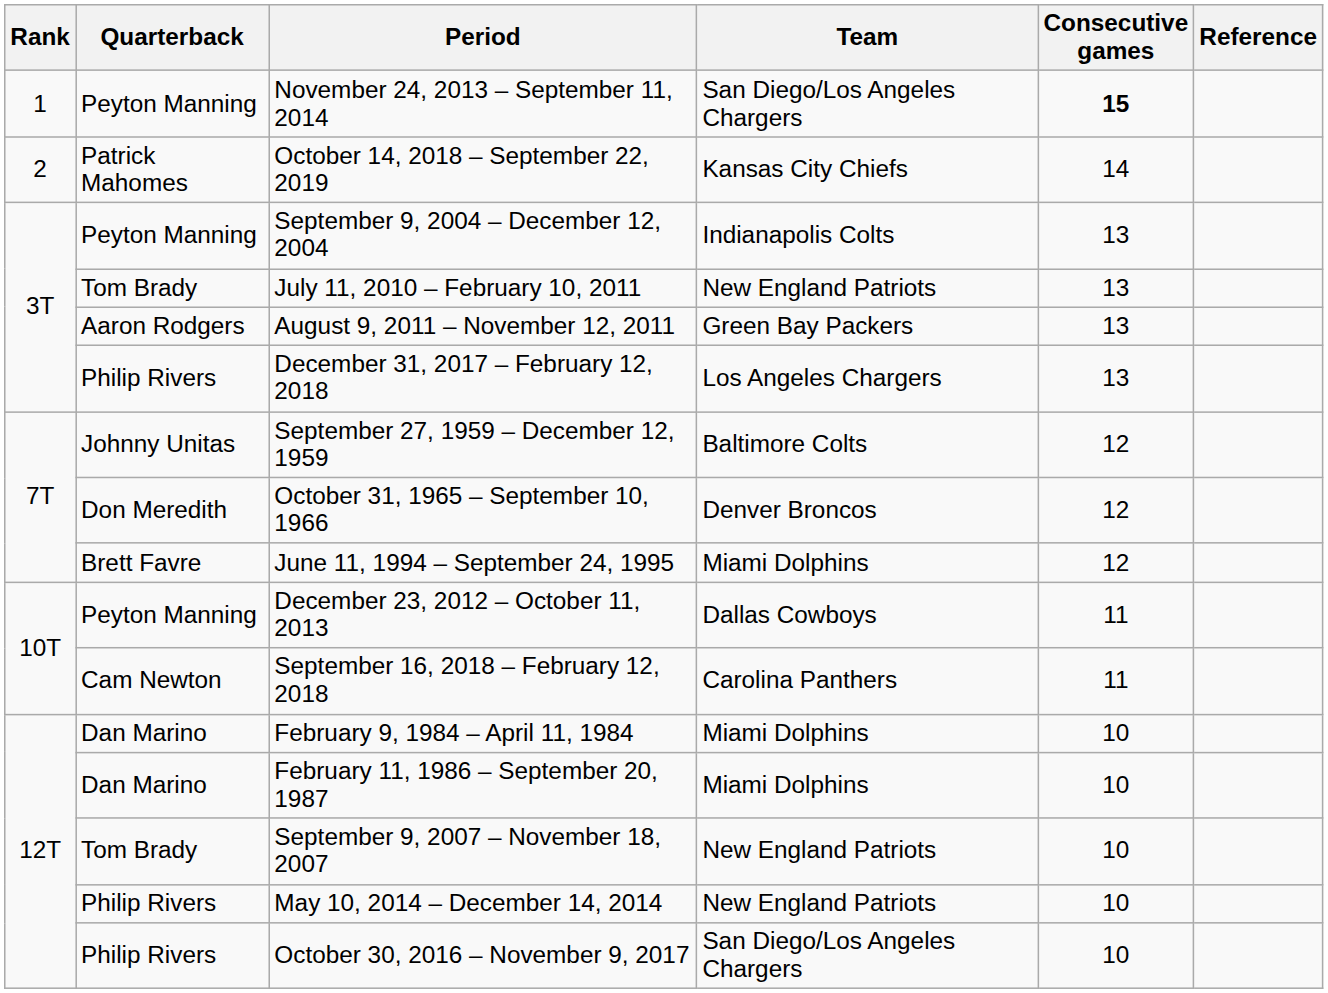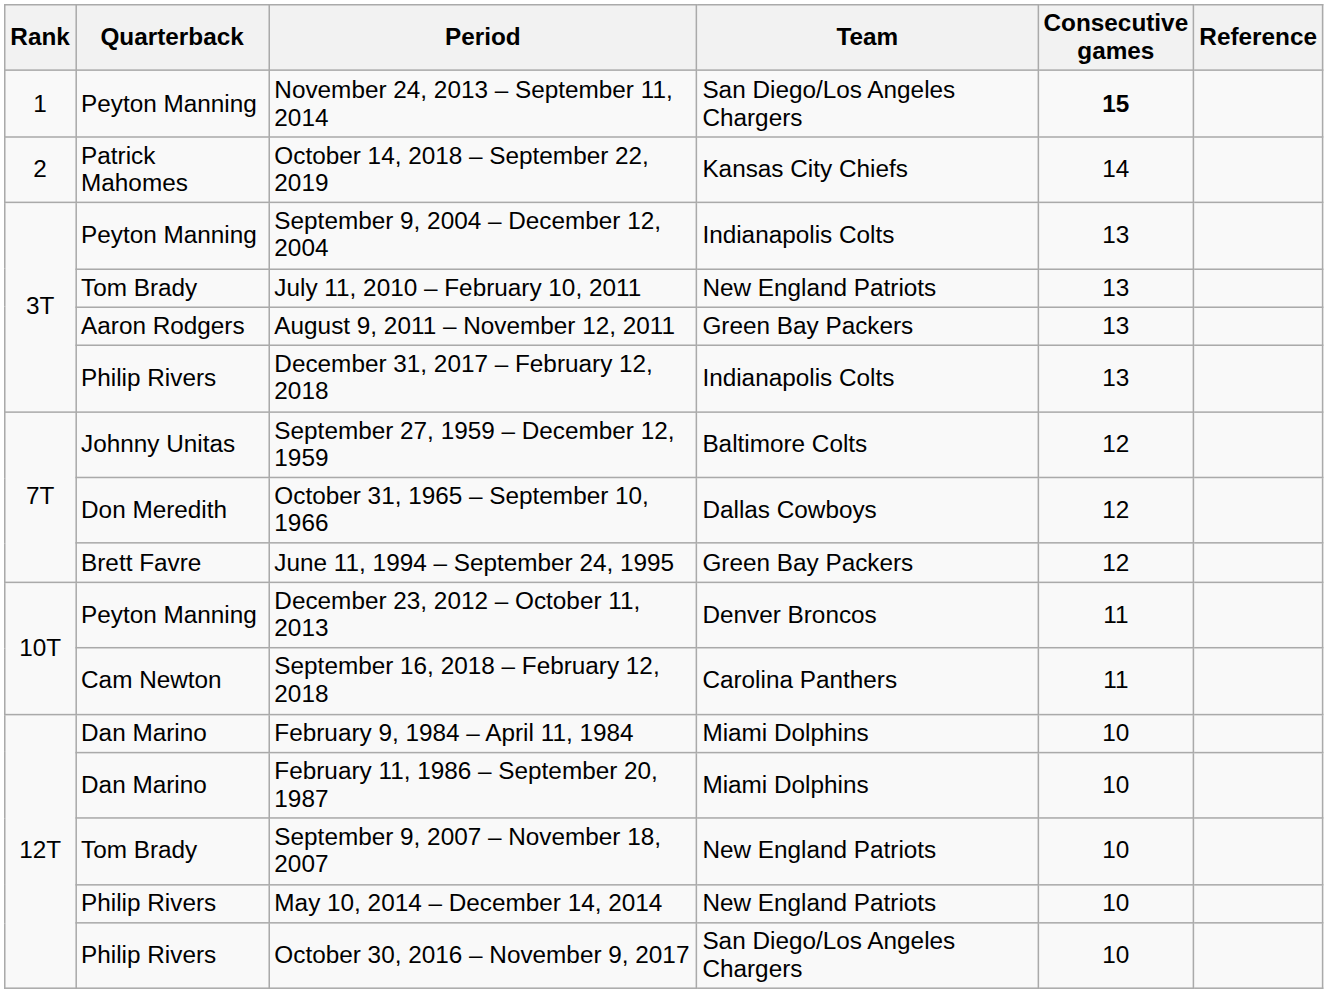(822, 378) Los Angeles Chargers -> (798, 378) Indianapolis Colts
(790, 510) Denver Broncos -> (790, 510) Dallas Cowboys
(786, 562) Miami Dolphins -> (808, 562) Green Bay Packers
(790, 614) Dallas Cowboys -> (790, 614) Denver Broncos
